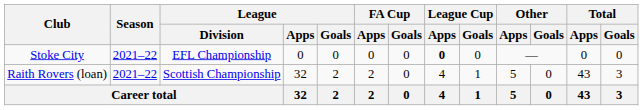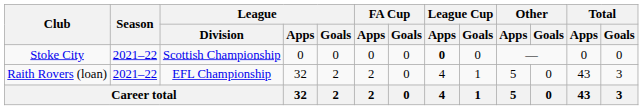(222, 54) EFL Championship -> (222, 54) Scottish Championship
(222, 74) Scottish Championship -> (222, 74) EFL Championship
